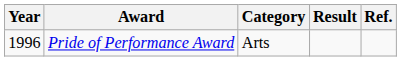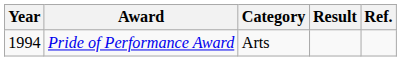(24, 42) 1996 -> (24, 42) 1994
